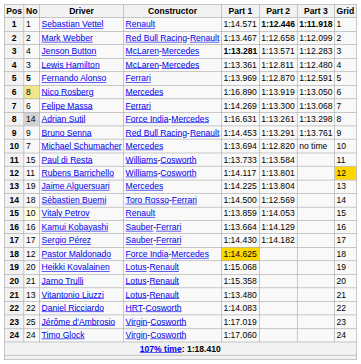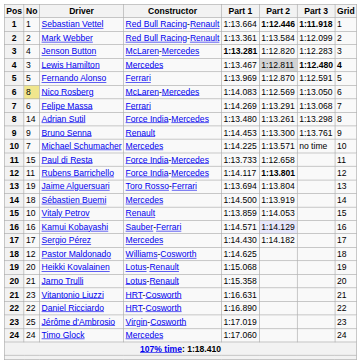(140, 24) Renault -> (173, 24) Red Bull Racing-Renault
(240, 24) 1:14.571 -> (240, 24) 1:13.664
(240, 38) 1:13.467 -> (240, 38) 1:13.361
(278, 38) 1:12.658 -> (278, 38) 1:13.584
(278, 51) 1:13.571 -> (278, 51) 1:12.820
(162, 65) McLaren-Mercedes -> (144, 65) Mercedes
(240, 65) 1:13.361 -> (240, 65) 1:13.467
(278, 65) no background -> (278, 65) lightgrey background
(316, 65) normal -> (316, 65) bold
(339, 65) normal -> (339, 65) bold
(28, 78) bold -> (28, 78) normal
(144, 92) Mercedes -> (162, 92) McLaren-Mercedes
(240, 92) 1:16.890 -> (240, 92) 1:14.083
(278, 92) 1:13.919 -> (278, 92) 1:12.569
(278, 105) 1:13.300 -> (278, 105) 1:13.291
(31, 119) lightgrey background -> (31, 119) no background
(240, 119) 1:16.631 -> (240, 119) 1:13.480
(173, 132) Red Bull Racing-Renault -> (140, 132) Renault
(278, 132) 1:13.291 -> (278, 132) 1:13.300
(240, 146) 1:13.694 -> (240, 146) 1:14.225
(278, 146) 1:12.820 -> (278, 146) 1:13.571
(161, 159) Williams-Cosworth -> (167, 159) Force India-Mercedes
(278, 159) 1:13.584 -> (278, 159) 1:12.658
(161, 173) Williams-Cosworth -> (167, 173) Force India-Mercedes
(278, 173) normal -> (278, 173) bold
(341, 173) gold background -> (342, 173) no background
(144, 186) Mercedes -> (161, 186) Toro Rosso-Ferrari
(240, 186) 1:14.225 -> (240, 186) 1:13.694
(161, 200) Toro Rosso-Ferrari -> (144, 200) Mercedes
(278, 200) 1:12.569 -> (278, 200) 1:13.919
(31, 213) lightyellow background -> (31, 213) no background
(240, 227) 1:13.664 -> (240, 227) 1:14.571
(278, 227) no background -> (278, 227) lavender background
(153, 240) Sauber-Ferrari -> (144, 240) Mercedes
(167, 254) Force India-Mercedes -> (161, 254) Williams-Cosworth
(240, 254) gold background -> (240, 254) no background
(31, 294) 13 -> (31, 294) 23
(152, 294) Lotus-Renault -> (154, 294) HRT-Cosworth
(240, 294) 1:13.480 -> (240, 294) 1:16.631
(240, 308) 1:14.083 -> (240, 308) 1:16.890
(156, 335) Virgin-Cosworth -> (144, 335) Mercedes
